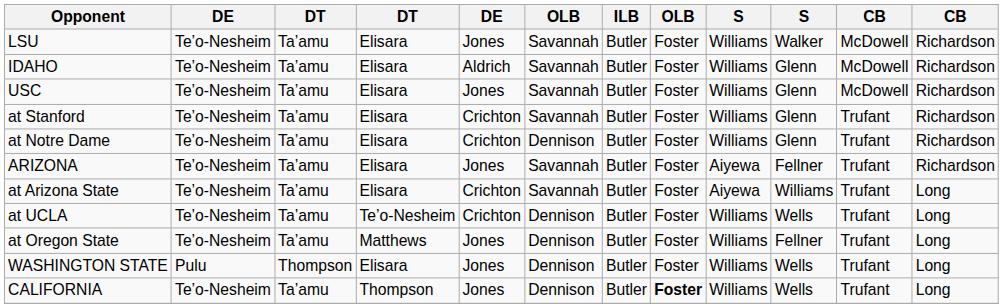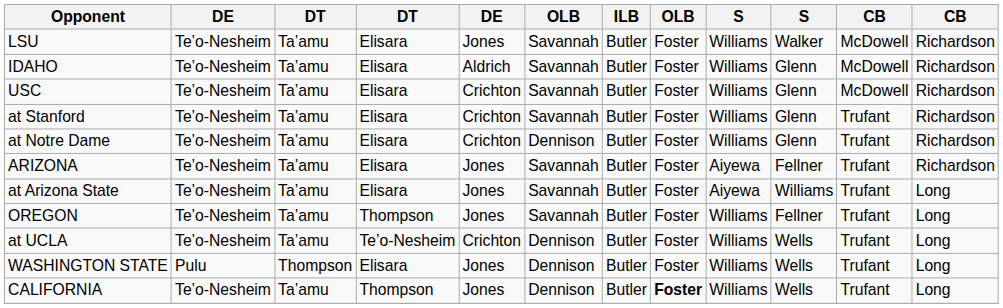(483, 91) Jones -> (492, 91) Crichton
(492, 191) Crichton -> (483, 191) Jones
+ row: (43, 215)
- row: (63, 240)
